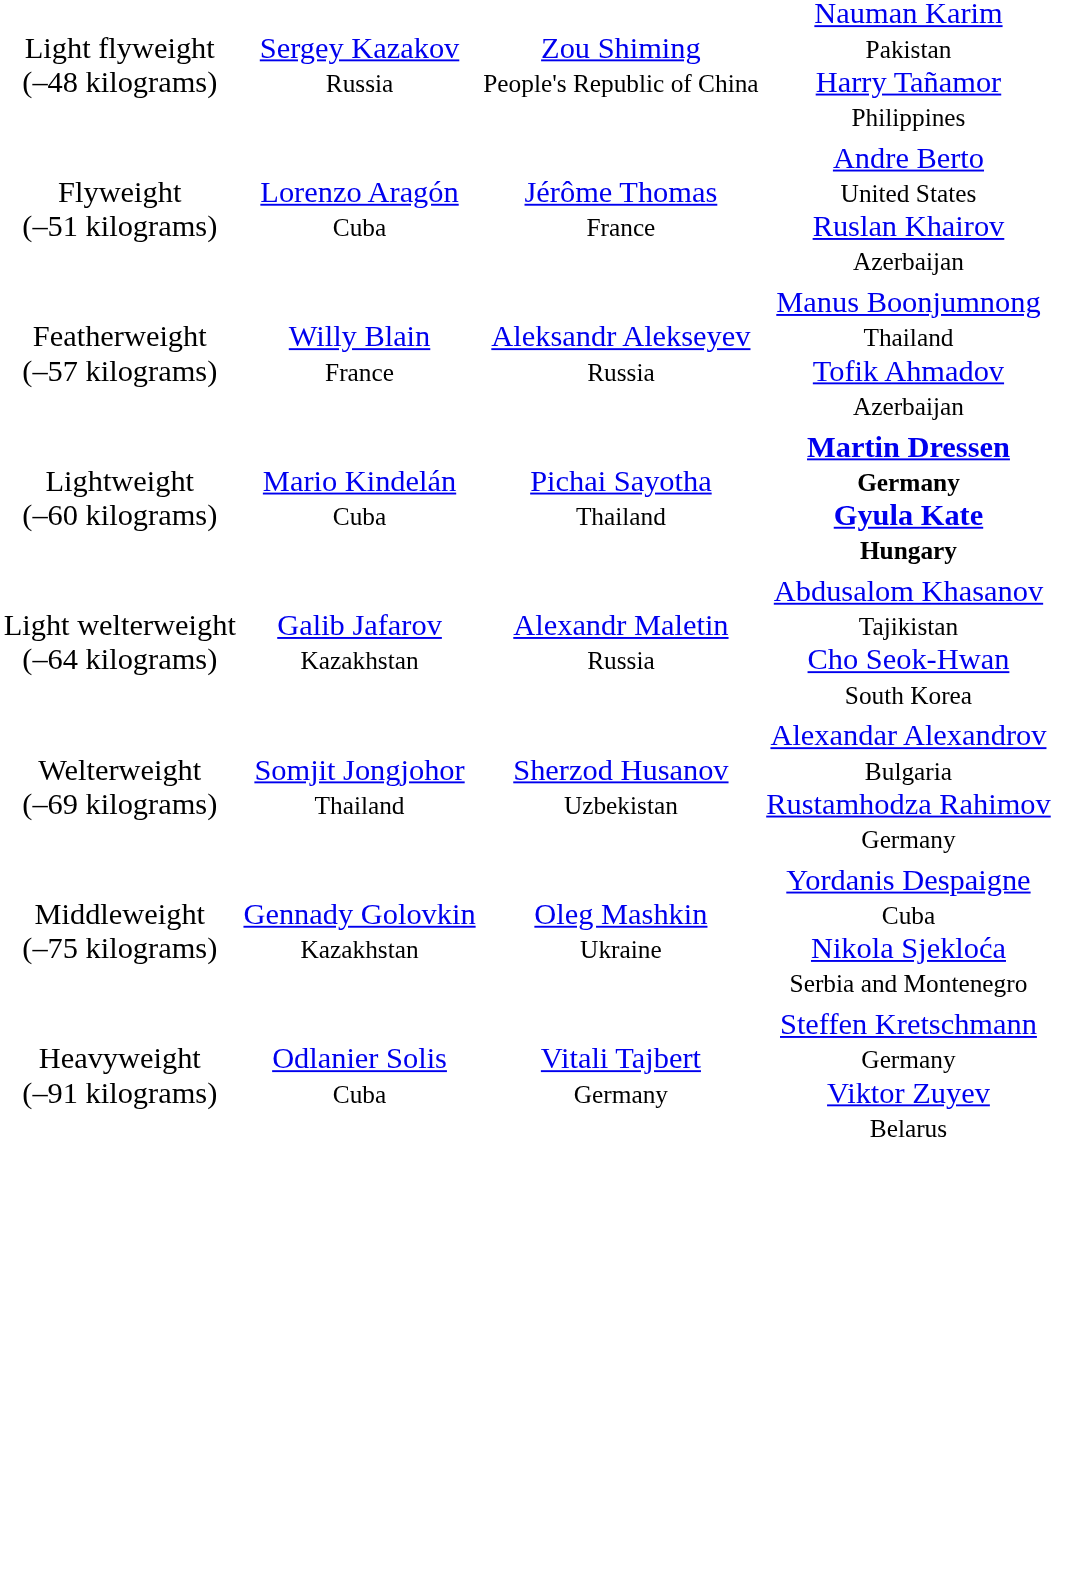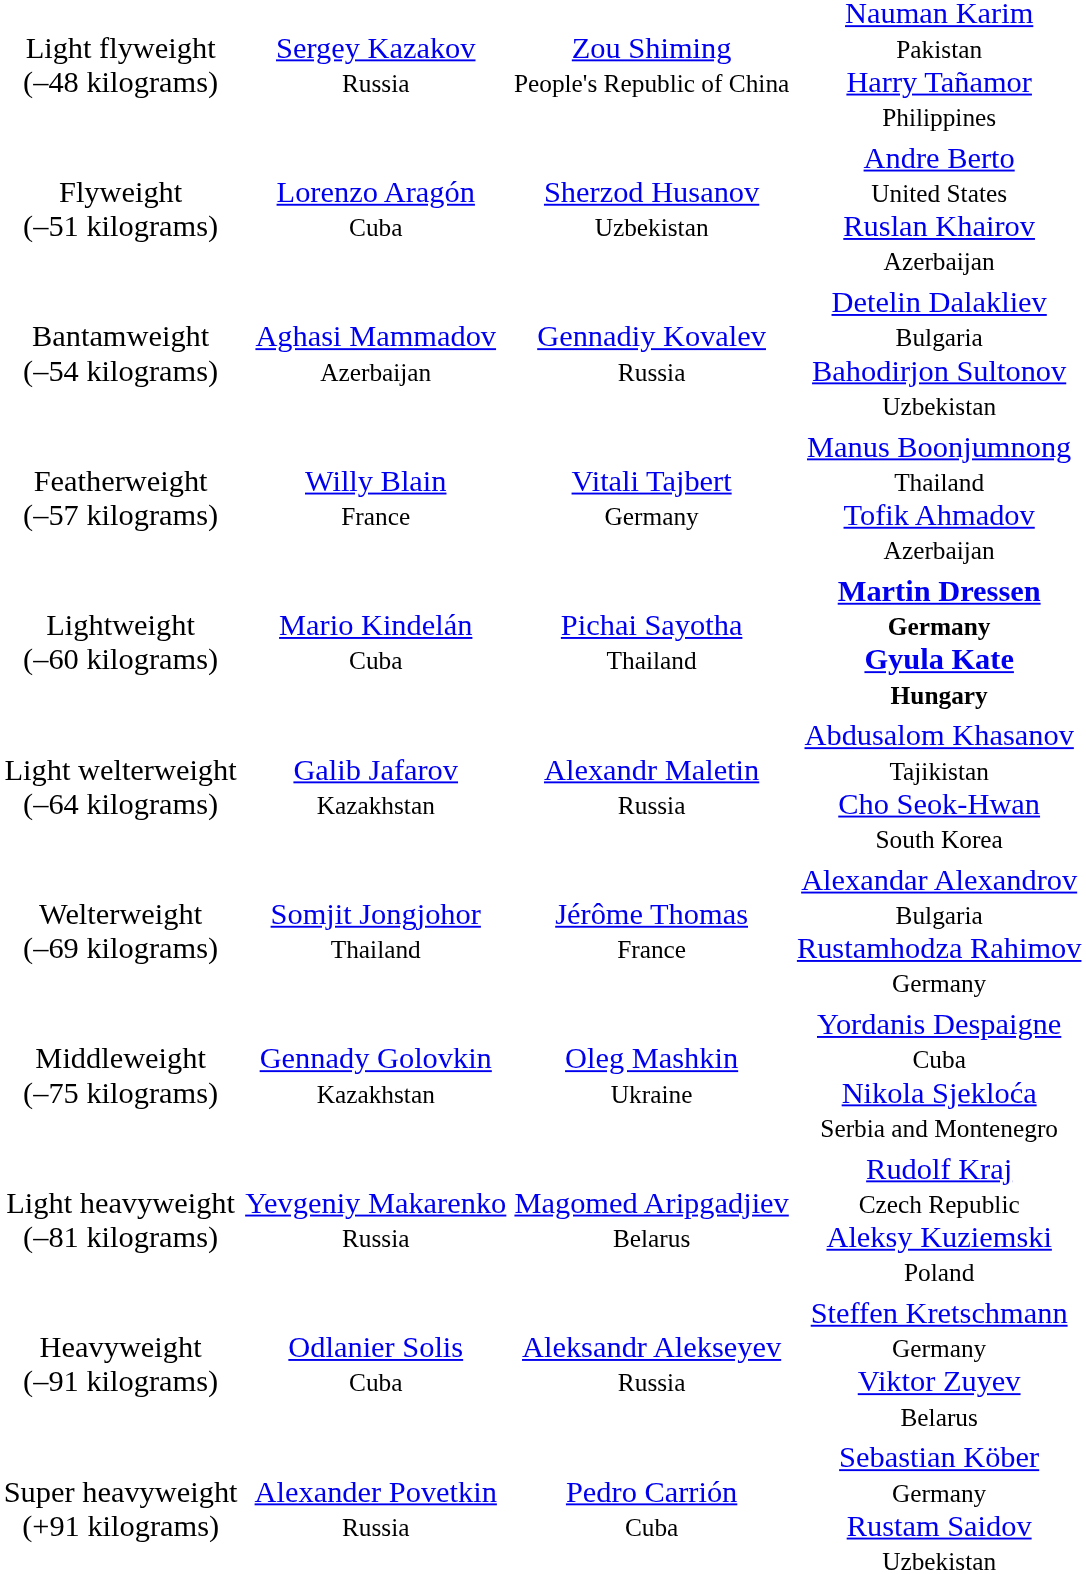(621, 209) Jérôme Thomas France -> (652, 209) Sherzod Husanov Uzbekistan
+ row: (121, 353)
(621, 353) Aleksandr Alekseyev Russia -> (652, 497) Vitali Tajbert Germany
(621, 786) Sherzod Husanov Uzbekistan -> (652, 931) Jérôme Thomas France
+ row: (121, 1219)
(621, 1075) Vitali Tajbert Germany -> (652, 1364) Aleksandr Alekseyev Russia
+ row: (121, 1508)
